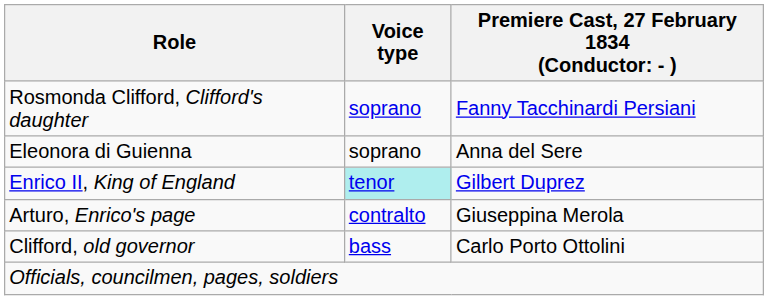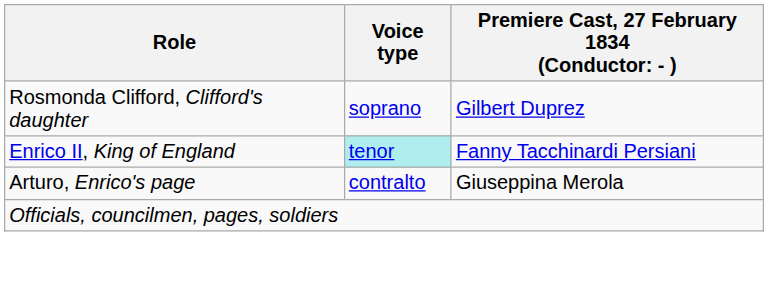(576, 108) Fanny Tacchinardi Persiani -> (520, 108) Gilbert Duprez
- row: (100, 151)
(520, 183) Gilbert Duprez -> (576, 151) Fanny Tacchinardi Persiani
- row: (102, 246)
